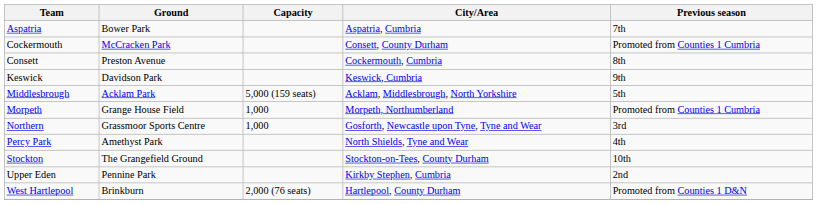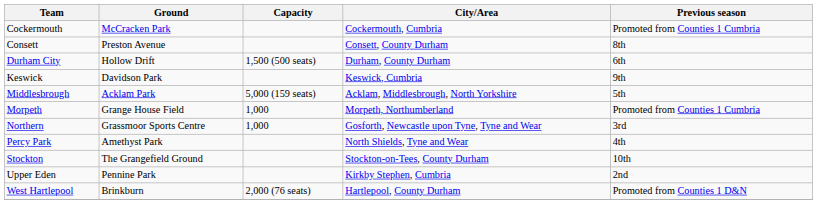- row: (24, 28)
(397, 45) Consett, County Durham -> (394, 28) Cockermouth, Cumbria
(394, 61) Cockermouth, Cumbria -> (397, 45) Consett, County Durham
+ row: (34, 61)
